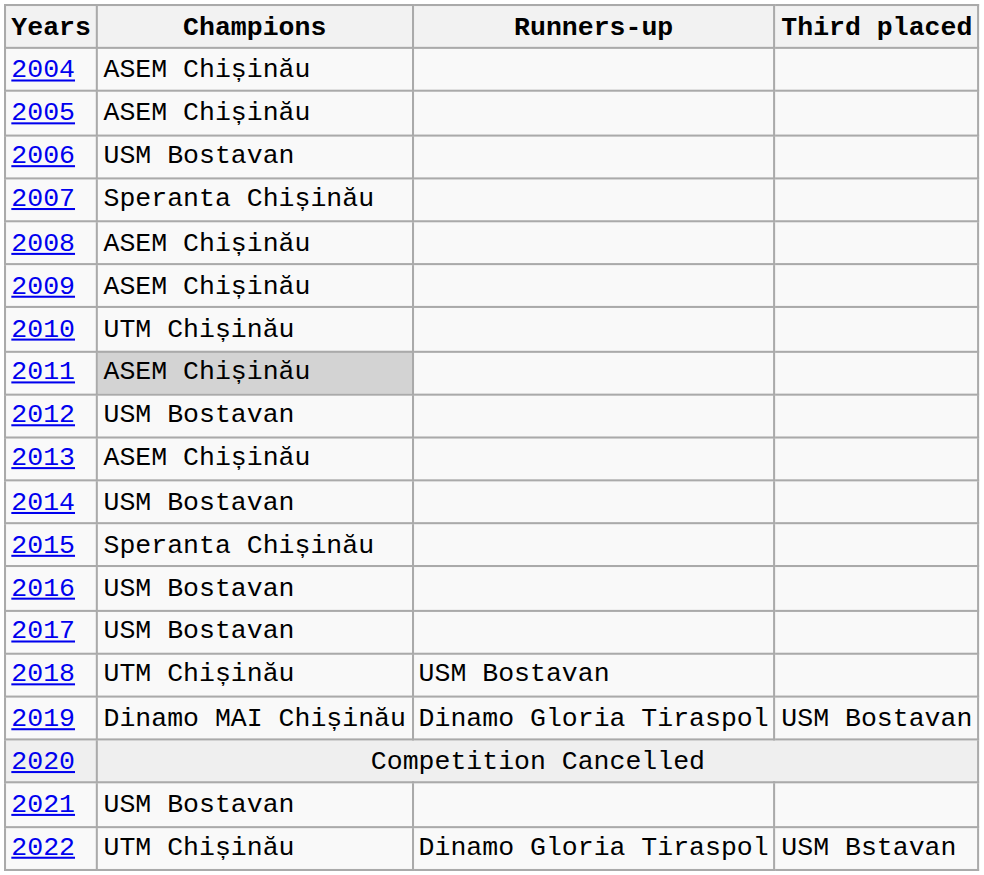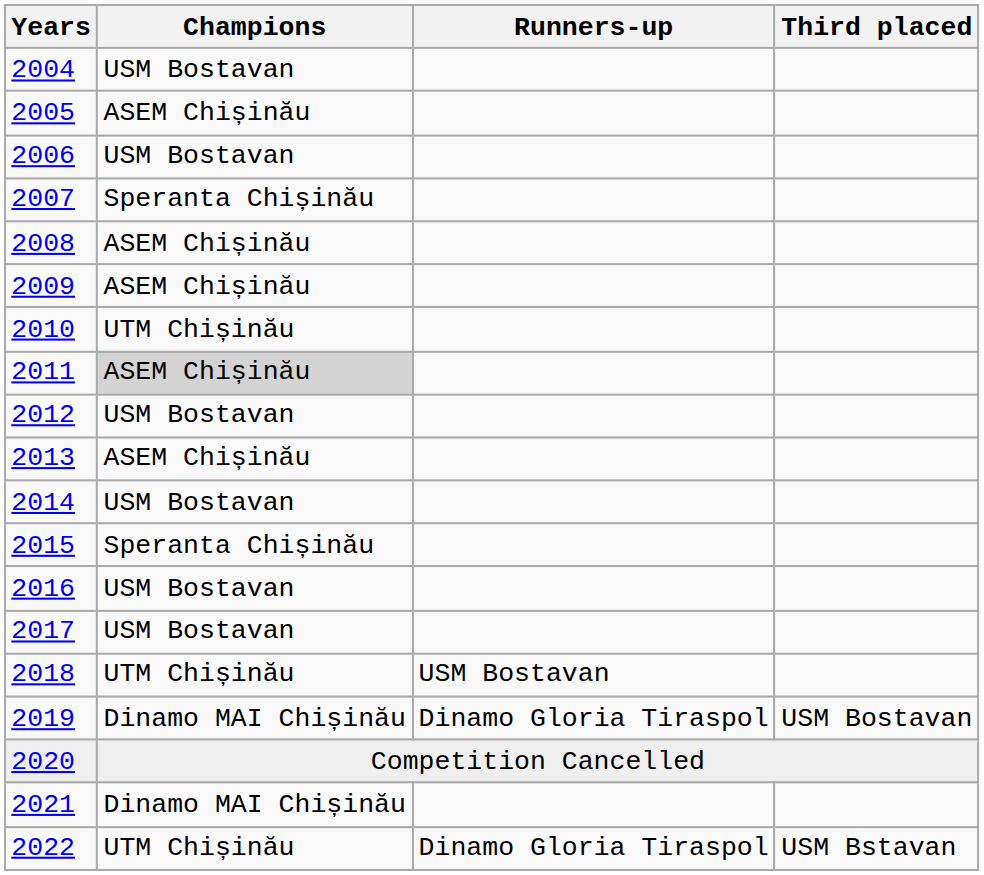(207, 70) ASEM Chișinău -> (199, 70) USM Bostavan
(199, 805) USM Bostavan -> (255, 805) Dinamo MAI Chișinău
